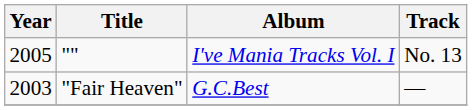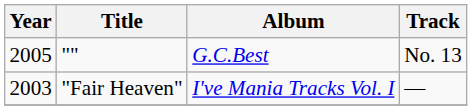(293, 54) I've Mania Tracks Vol. I -> (230, 54) G.C.Best
(230, 88) G.C.Best -> (293, 88) I've Mania Tracks Vol. I
